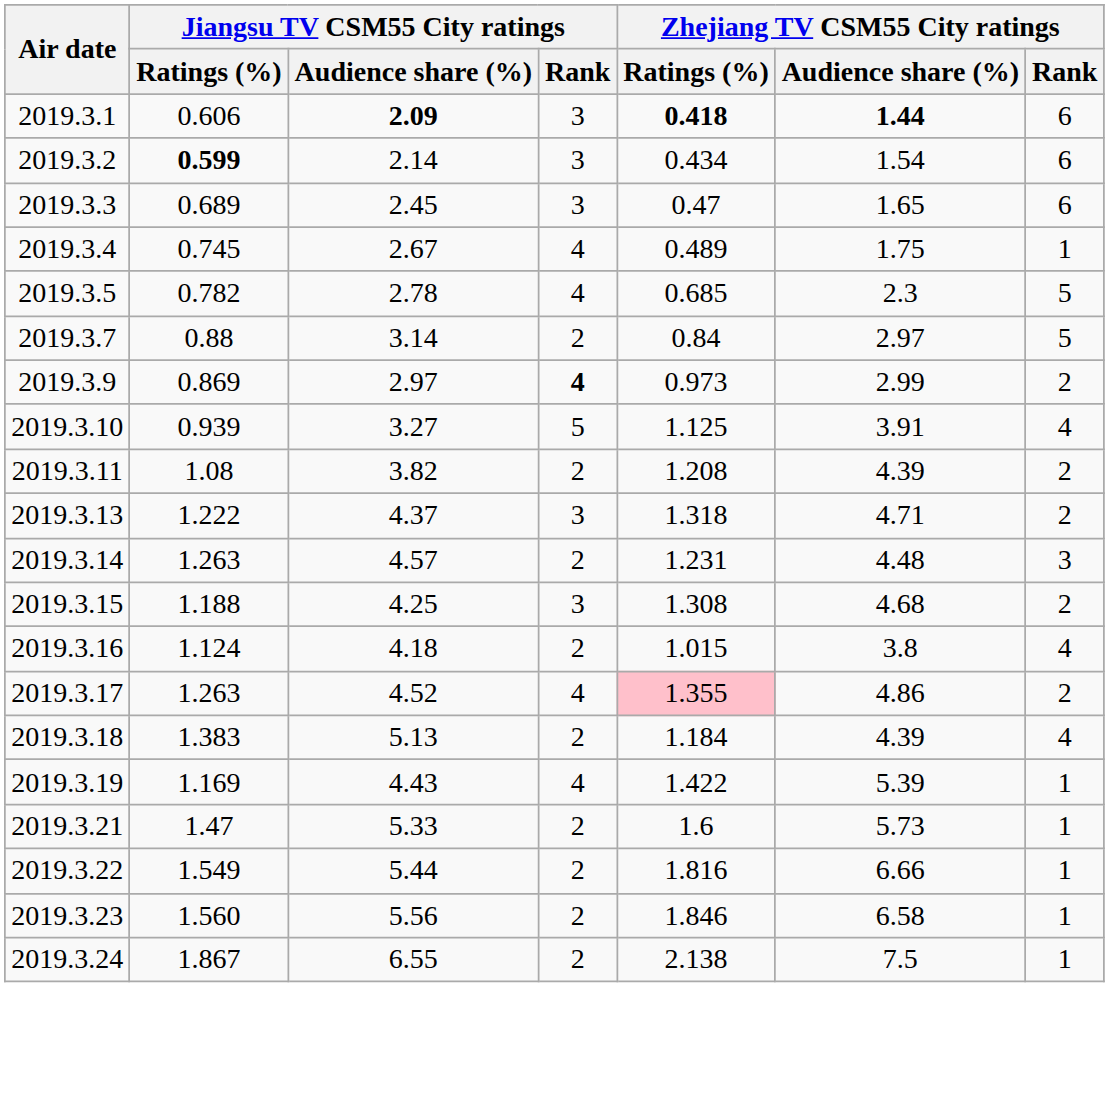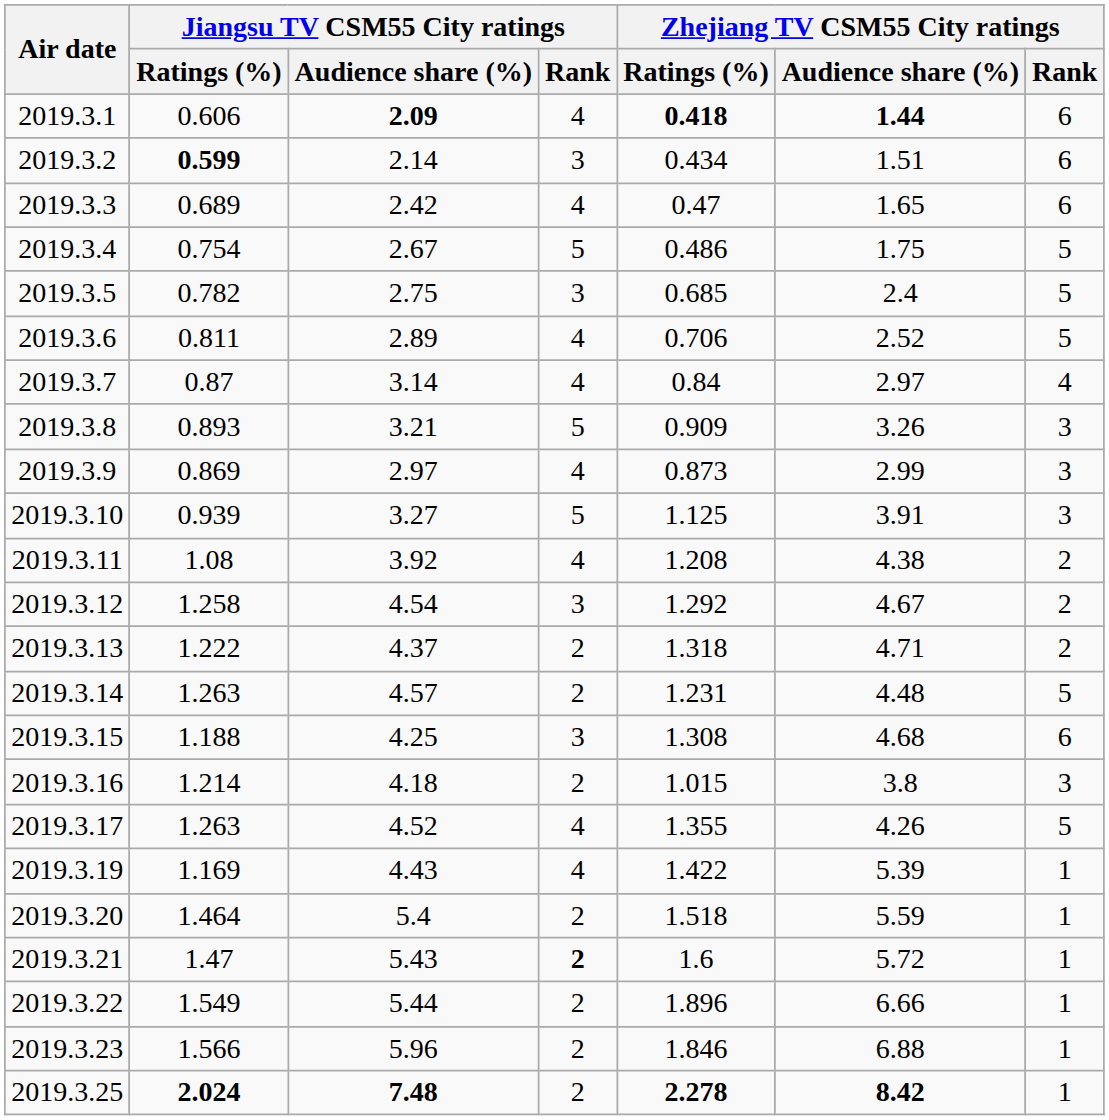(578, 115) 3 -> (578, 115) 4
(900, 159) 1.54 -> (900, 159) 1.51
(413, 204) 2.45 -> (413, 204) 2.42
(578, 204) 3 -> (578, 204) 4
(209, 248) 0.745 -> (209, 248) 0.754
(578, 248) 4 -> (578, 248) 5
(696, 248) 0.489 -> (696, 248) 0.486
(1065, 248) 1 -> (1065, 248) 5
(413, 293) 2.78 -> (413, 293) 2.75
(578, 293) 4 -> (578, 293) 3
(900, 293) 2.3 -> (900, 293) 2.4
+ row: (67, 337)
(209, 337) 0.88 -> (209, 381) 0.87
(578, 337) 2 -> (578, 381) 4
(1065, 337) 5 -> (1065, 381) 4
+ row: (67, 426)
(578, 381) bold -> (578, 470) normal
(696, 381) 0.973 -> (696, 470) 0.873
(1065, 381) 2 -> (1065, 470) 3
(1065, 426) 4 -> (1065, 515) 3
(413, 470) 3.82 -> (413, 559) 3.92
(578, 470) 2 -> (578, 559) 4
(900, 470) 4.39 -> (900, 559) 4.38
+ row: (67, 603)
(578, 515) 3 -> (578, 648) 2
(1065, 559) 3 -> (1065, 692) 5
(1065, 603) 2 -> (1065, 737) 6
(209, 648) 1.124 -> (209, 781) 1.214
(1065, 648) 4 -> (1065, 781) 3
(696, 692) pink background -> (696, 826) no background
(900, 692) 4.86 -> (900, 826) 4.26
(1065, 692) 2 -> (1065, 826) 5
- row: (67, 737)
+ row: (67, 914)
(413, 826) 5.33 -> (413, 959) 5.43
(578, 826) normal -> (578, 959) bold
(900, 826) 5.73 -> (900, 959) 5.72
(696, 870) 1.816 -> (696, 1003) 1.896
(209, 914) 1.560 -> (209, 1048) 1.566
(413, 914) 5.56 -> (413, 1048) 5.96
(900, 914) 6.58 -> (900, 1048) 6.88
- row: (67, 959)
+ row: (67, 1092)
